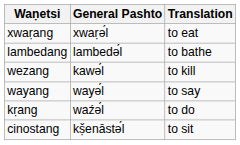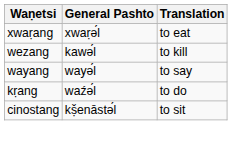- row: (37, 52)
